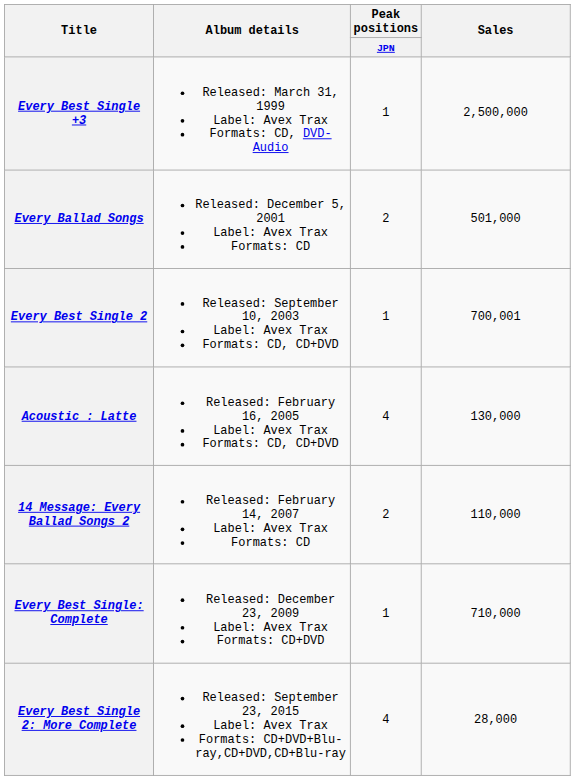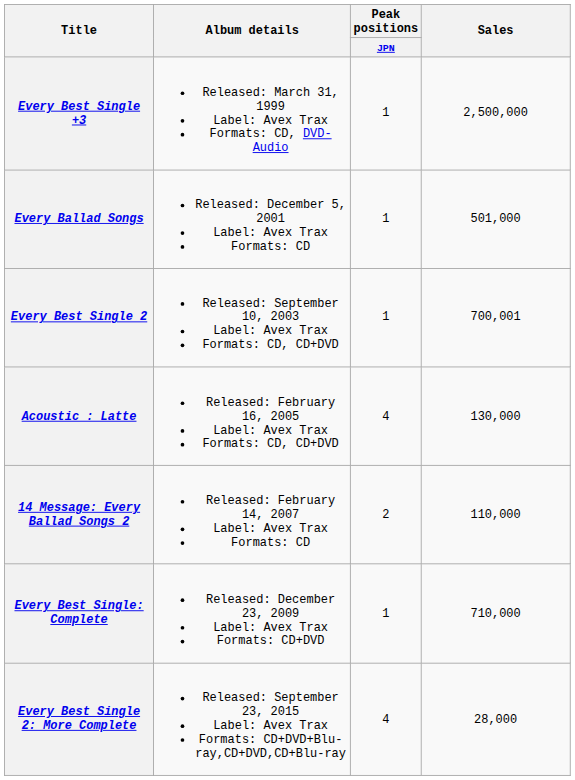(386, 219) 2 -> (386, 219) 1
